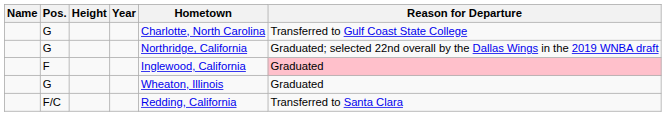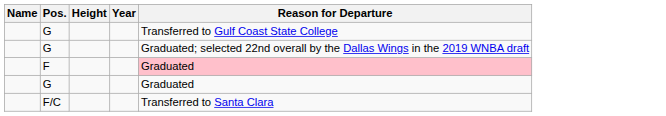- column: (203, 14)
